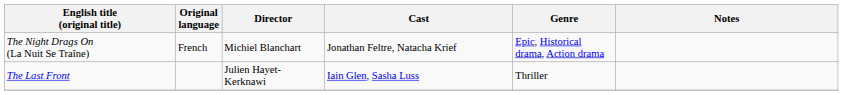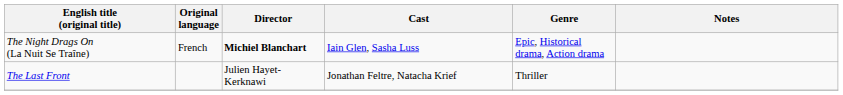(263, 47) normal -> (265, 47) bold
(392, 47) Jonathan Feltre, Natacha Krief -> (373, 47) Iain Glen, Sasha Luss
(373, 76) Iain Glen, Sasha Luss -> (392, 76) Jonathan Feltre, Natacha Krief
